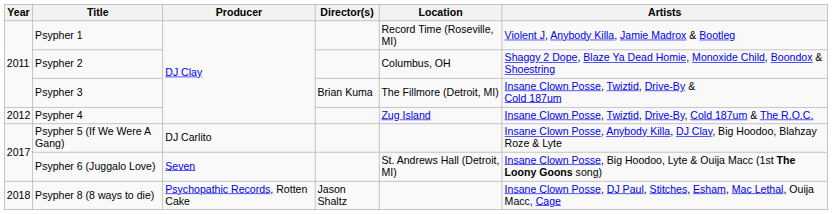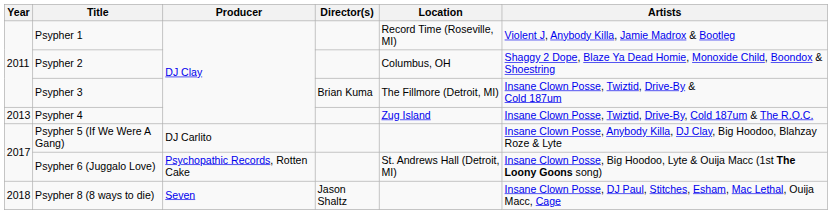(19, 115) 2012 -> (19, 115) 2013
(180, 166) Seven -> (236, 166) Psychopathic Records, Rotten Cake
(236, 195) Psychopathic Records, Rotten Cake -> (180, 195) Seven
